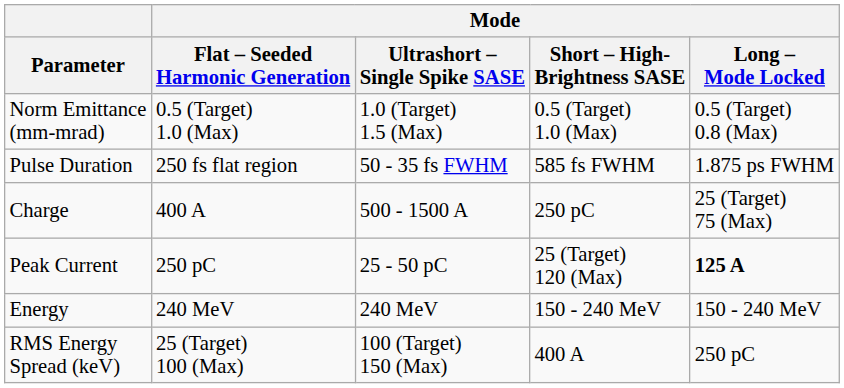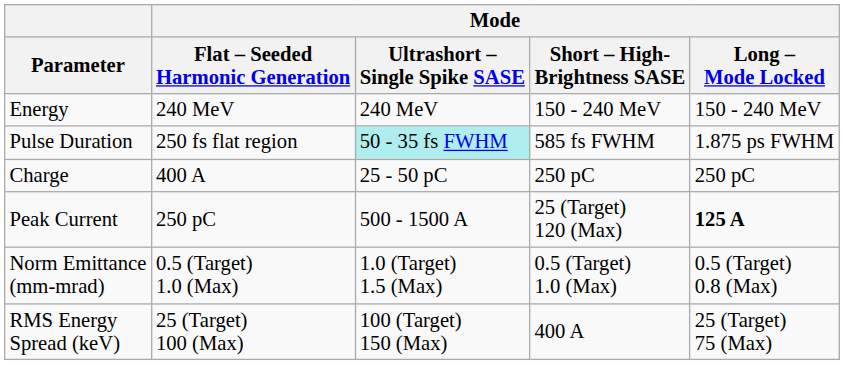rows swapped: (39, 310) <-> (78, 121)
(434, 165) no background -> (434, 142) paleturquoise background
(414, 209) 500 - 1500 A -> (404, 175) 25 - 50 pC
(741, 209) 25 (Target) 75 (Max) -> (725, 175) 250 pC
(404, 265) 25 - 50 pC -> (414, 219) 500 - 1500 A
(725, 354) 250 pC -> (741, 331) 25 (Target) 75 (Max)
